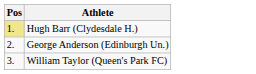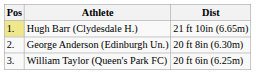+ column: (211, 12)
